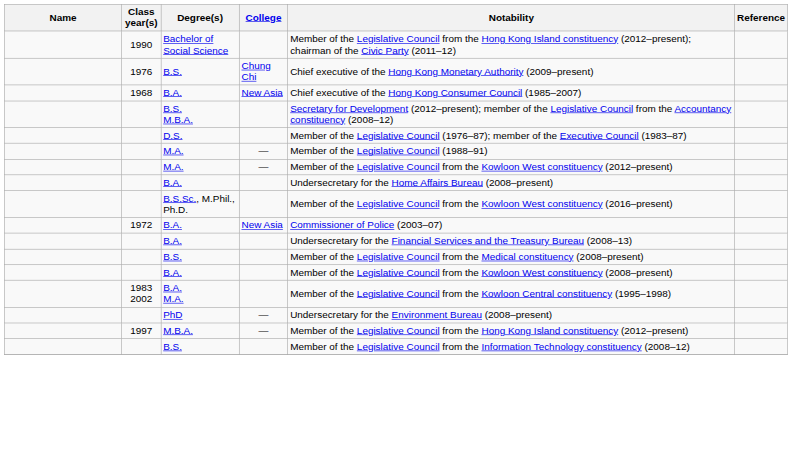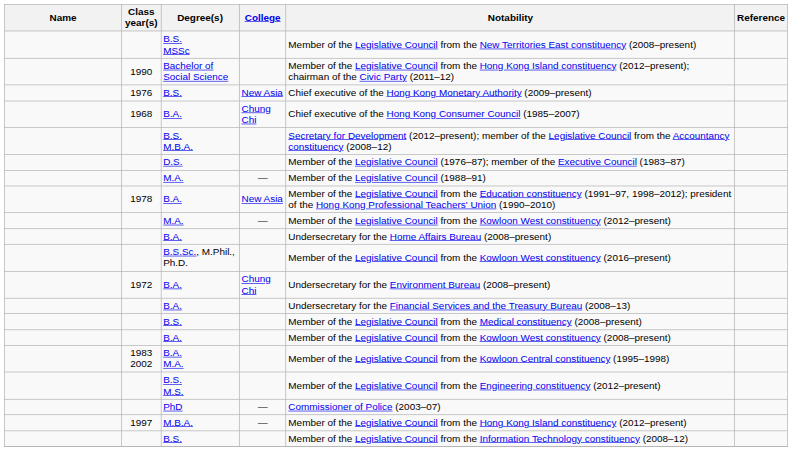+ row: (141, 45)
(256, 71) Chung Chi -> (262, 93) New Asia
(262, 93) New Asia -> (256, 114) Chung Chi
+ row: (141, 199)
(262, 225) New Asia -> (256, 284) Chung Chi
(366, 225) Commissioner of Police (2003–07) -> (419, 284) Undersecretary for the Environment Bureau (2008–present)
+ row: (141, 386)
(421, 315) Undersecretary for the Environment Bureau (2008–present) -> (364, 407) Commissioner of Police (2003–07)
